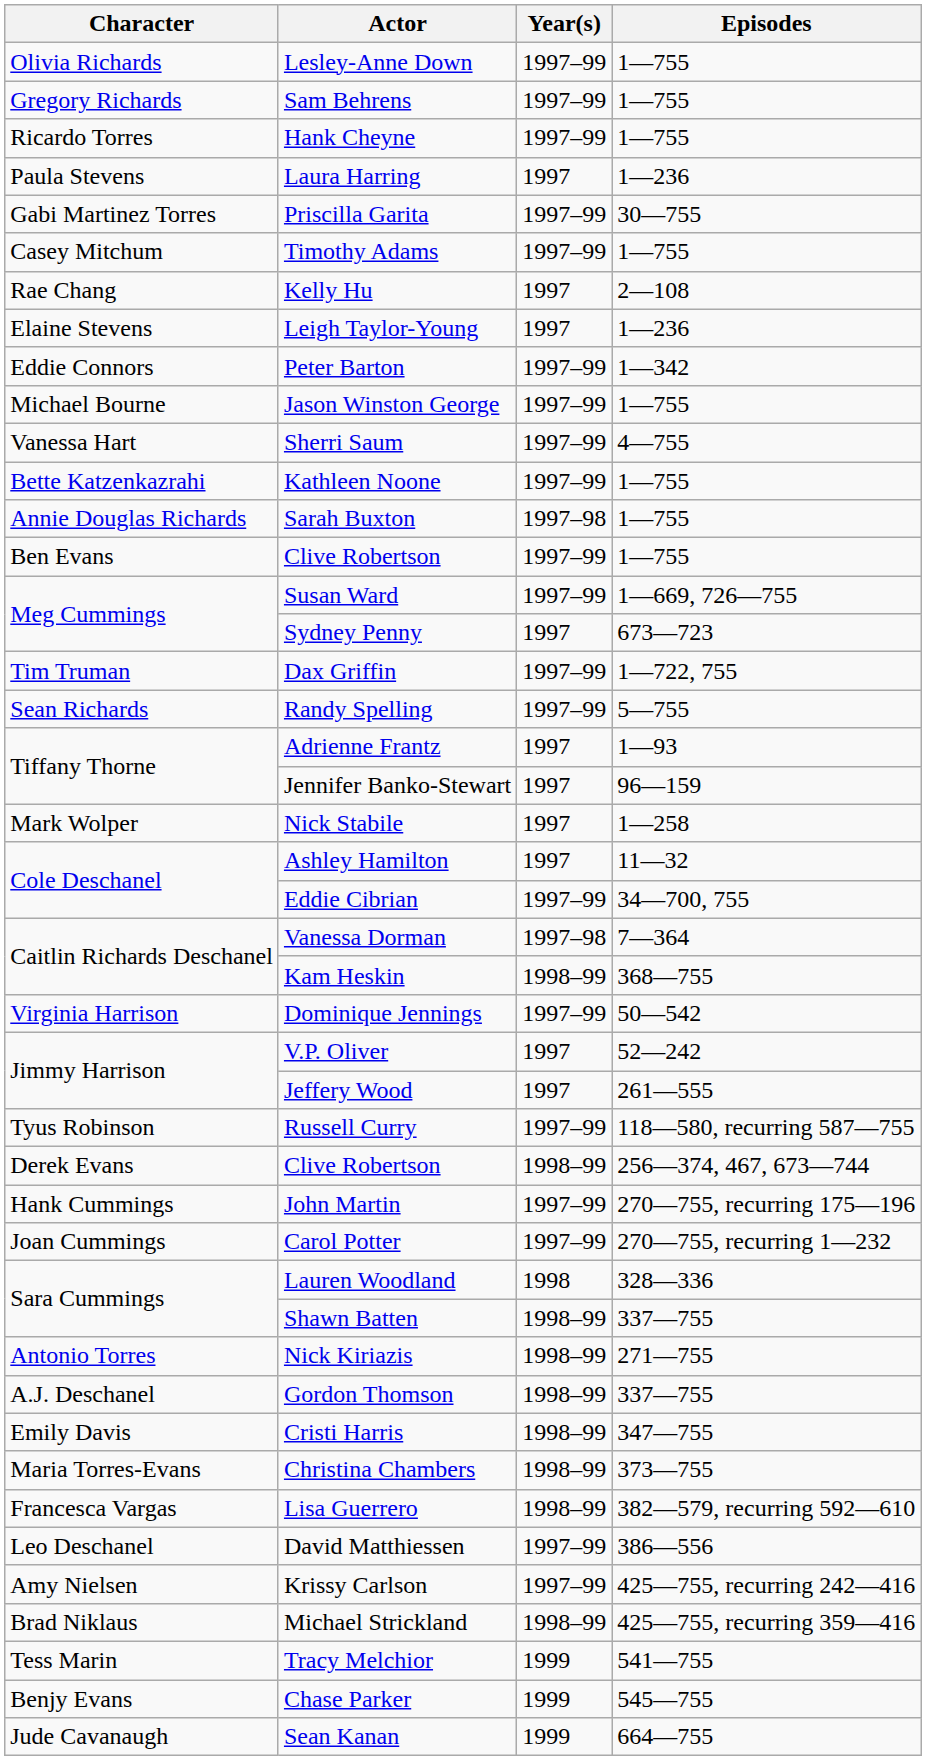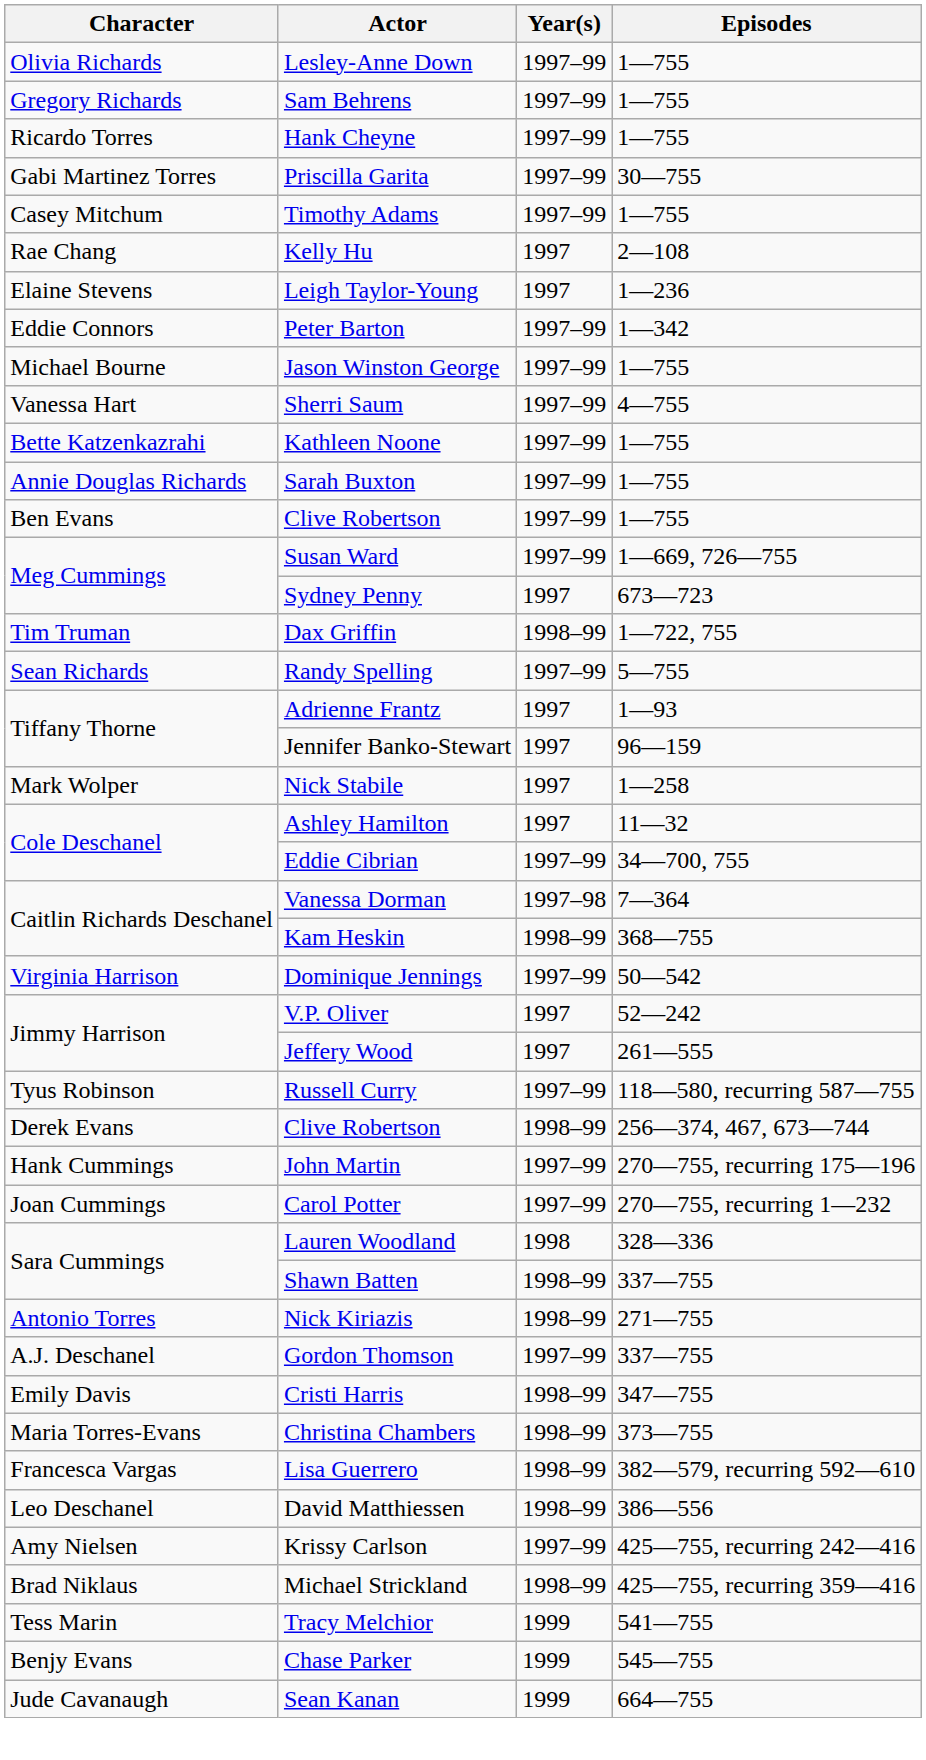- row: (77, 175)
(564, 518) 1997–98 -> (564, 480) 1997–99
(564, 670) 1997–99 -> (564, 632) 1998–99
(564, 1393) 1998–99 -> (564, 1355) 1997–99
(564, 1546) 1997–99 -> (564, 1507) 1998–99
